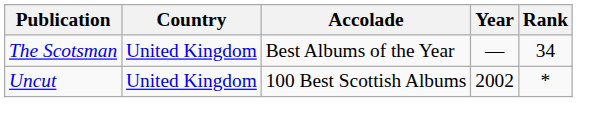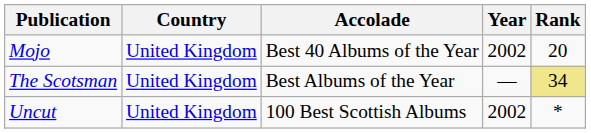+ row: (30, 50)
(545, 50) no background -> (558, 81) khaki background
